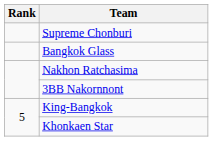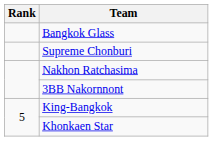rows swapped: (87, 32) <-> (78, 51)
